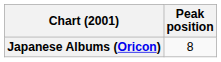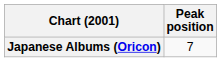(190, 47) 8 -> (190, 47) 7
